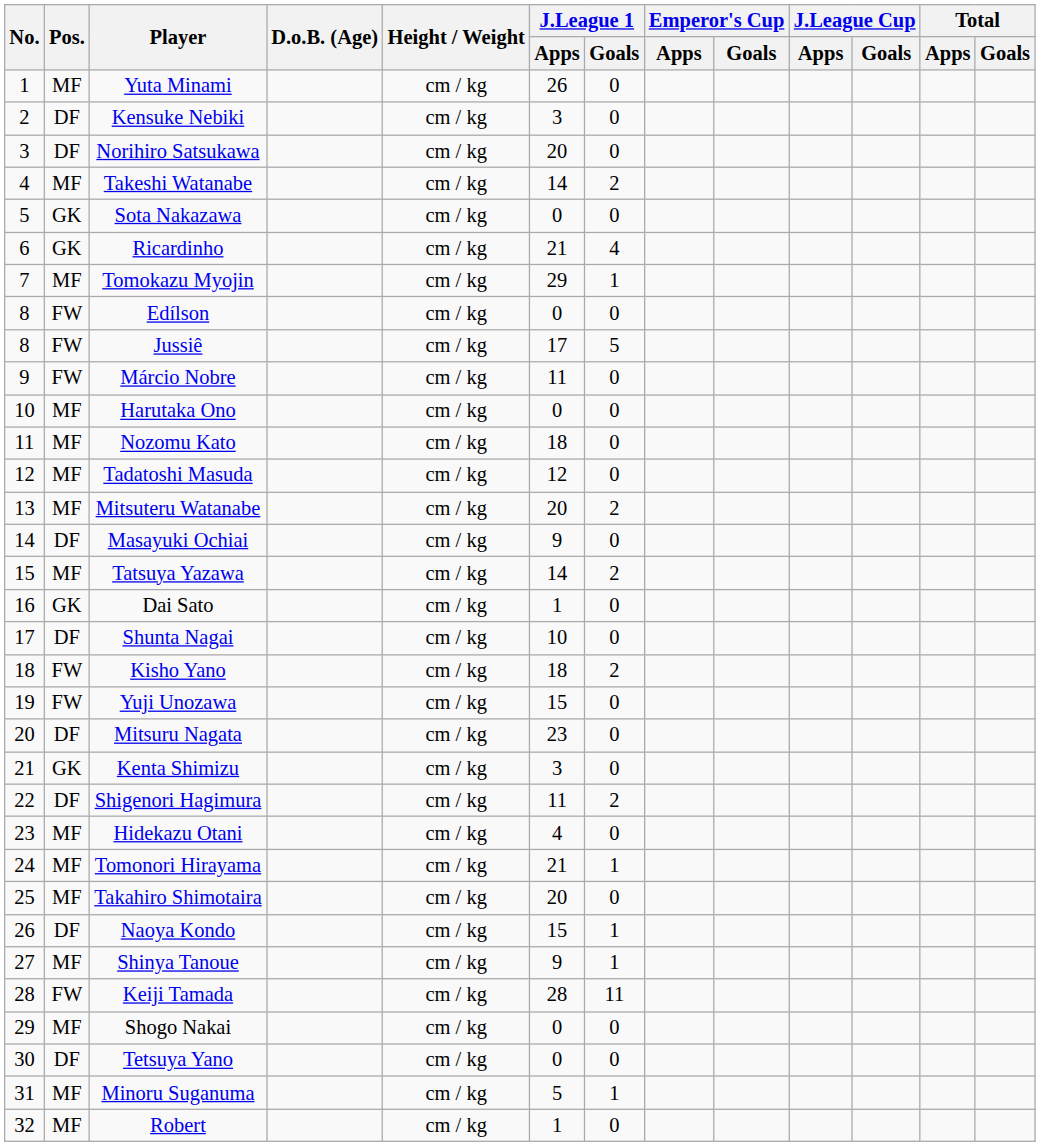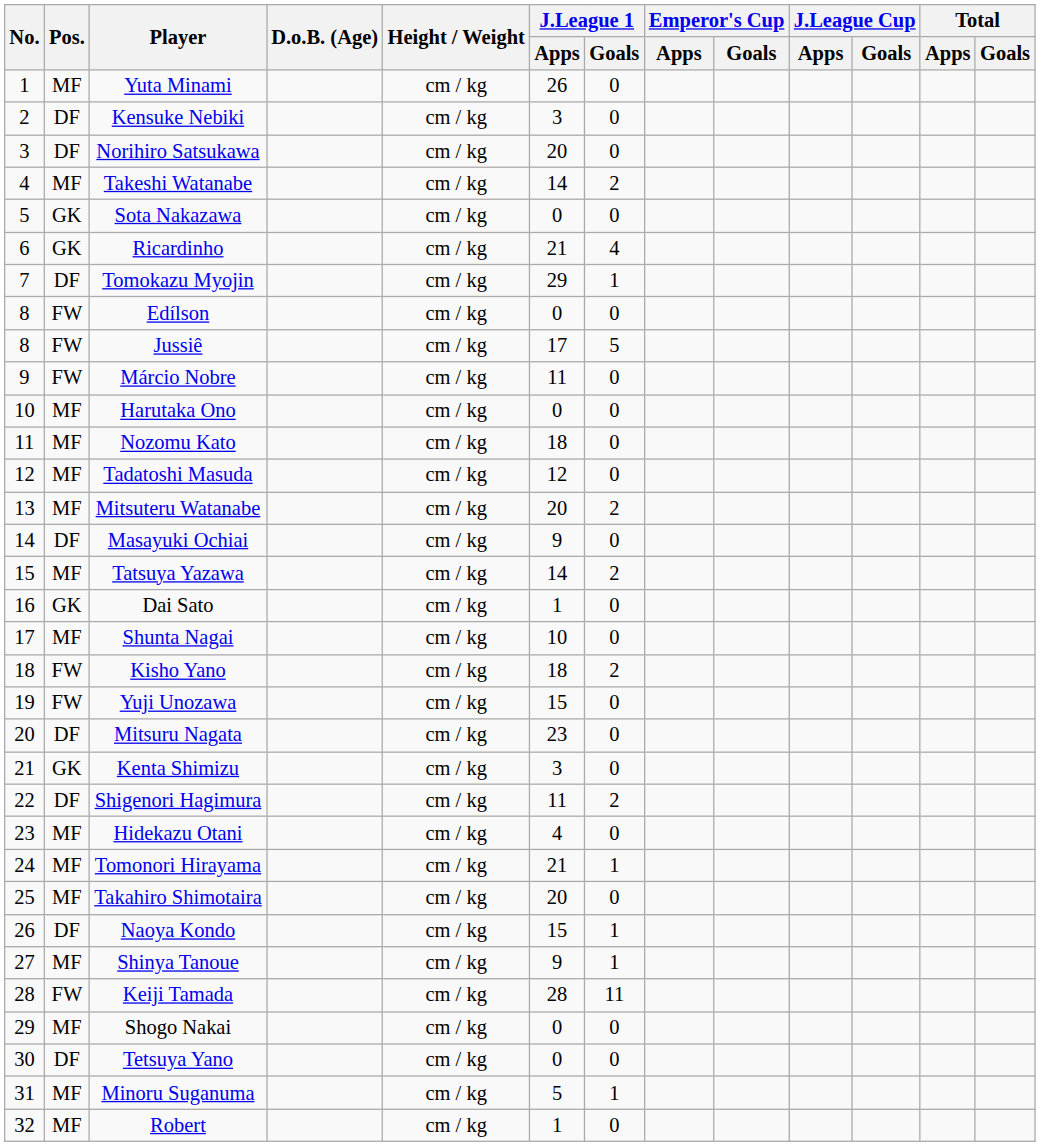(67, 280) MF -> (67, 280) DF
(67, 637) DF -> (67, 637) MF
